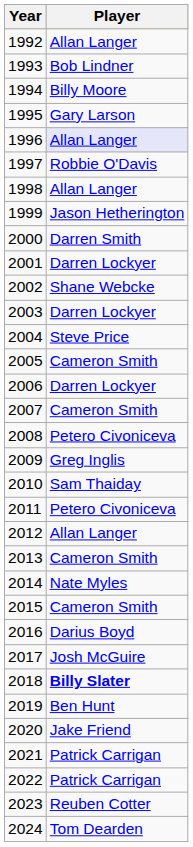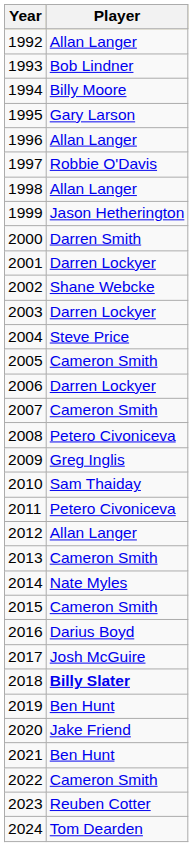(93, 139) lavender background -> (93, 139) no background
(105, 755) Patrick Carrigan -> (82, 755) Ben Hunt
(105, 779) Patrick Carrigan -> (104, 779) Cameron Smith
